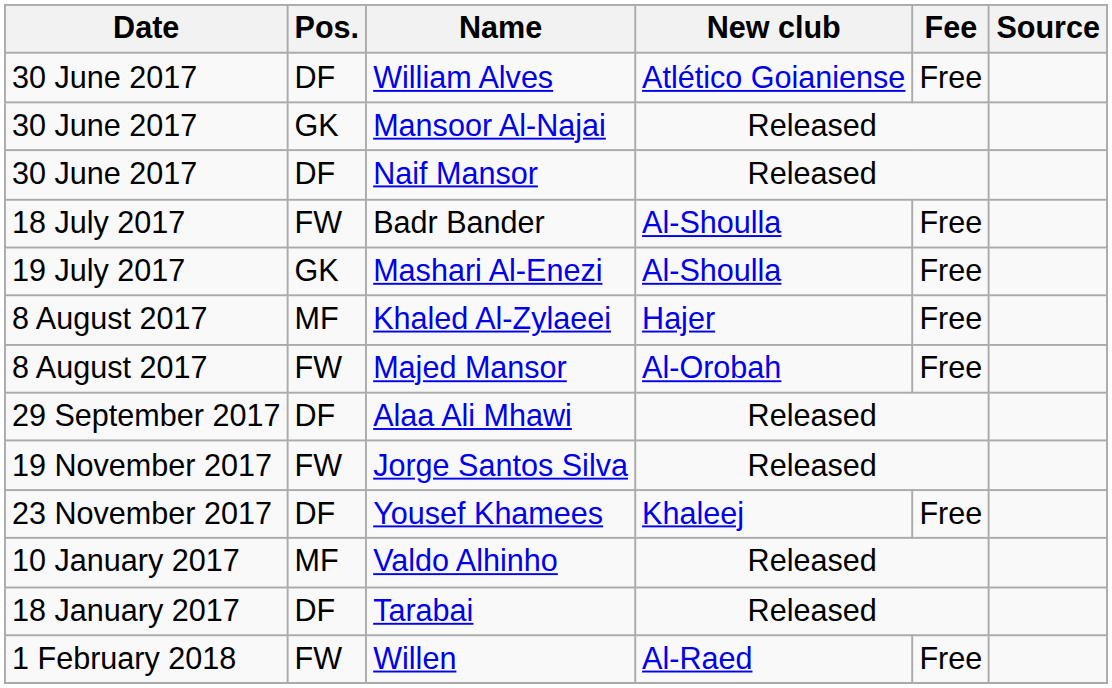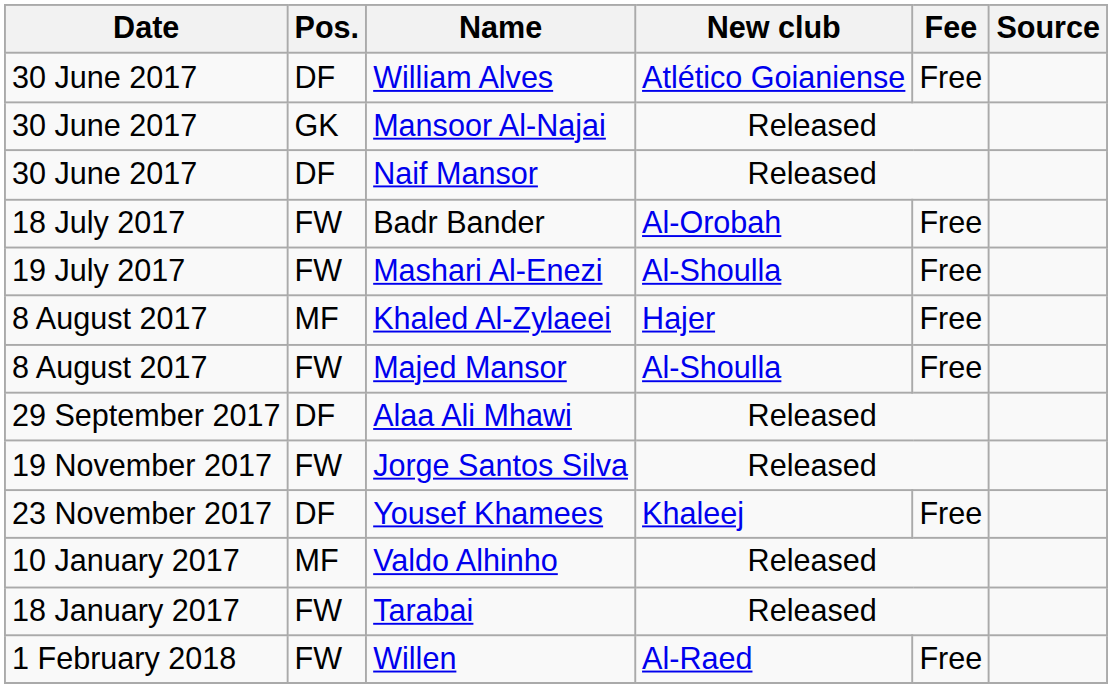(712, 222) Al-Shoulla -> (712, 222) Al-Orobah
(317, 271) GK -> (318, 271) FW
(712, 367) Al-Orobah -> (712, 367) Al-Shoulla
(315, 610) DF -> (318, 610) FW
